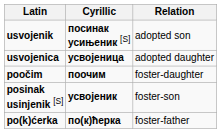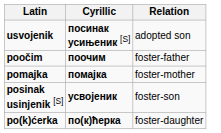- row: (33, 58)
(169, 74) foster-daughter -> (162, 58) foster-father
+ row: (27, 74)
(162, 120) foster-father -> (169, 120) foster-daughter
